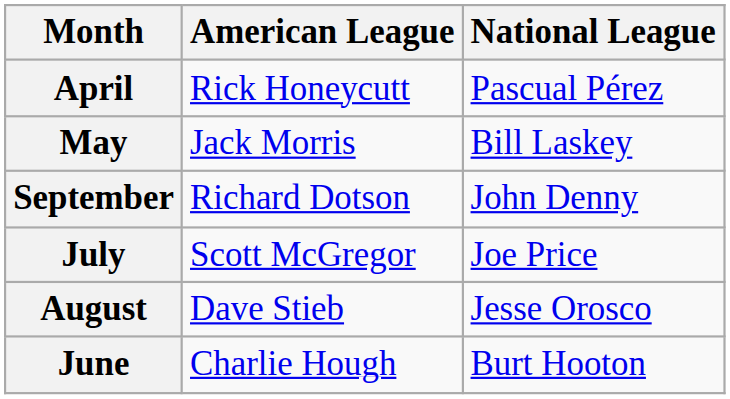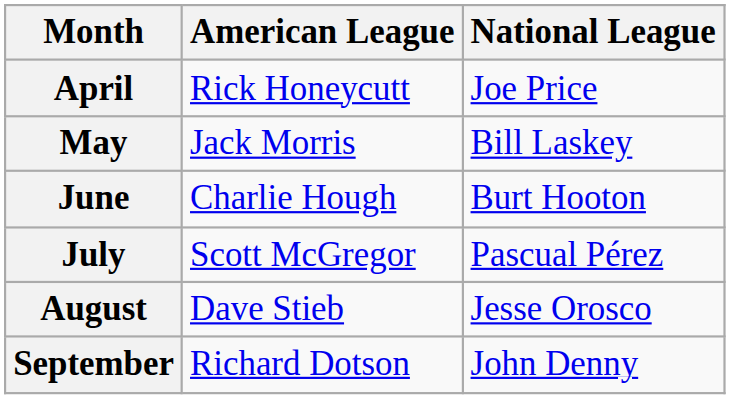(567, 87) Pascual Pérez -> (534, 87) Joe Price
rows swapped: (94, 364) <-> (94, 198)
(534, 253) Joe Price -> (567, 253) Pascual Pérez
